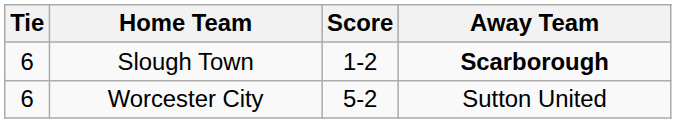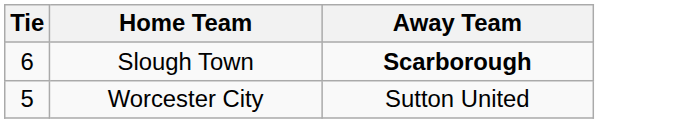- column: (360, 23)
(27, 99) 6 -> (27, 99) 5
